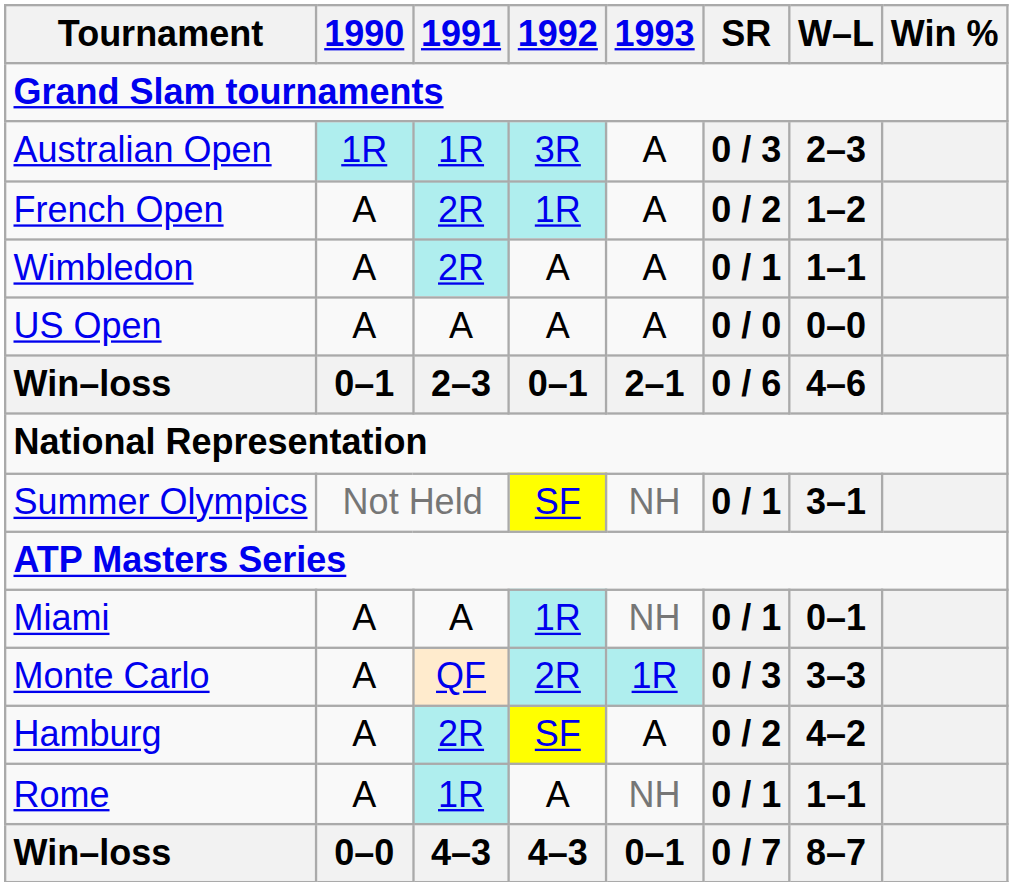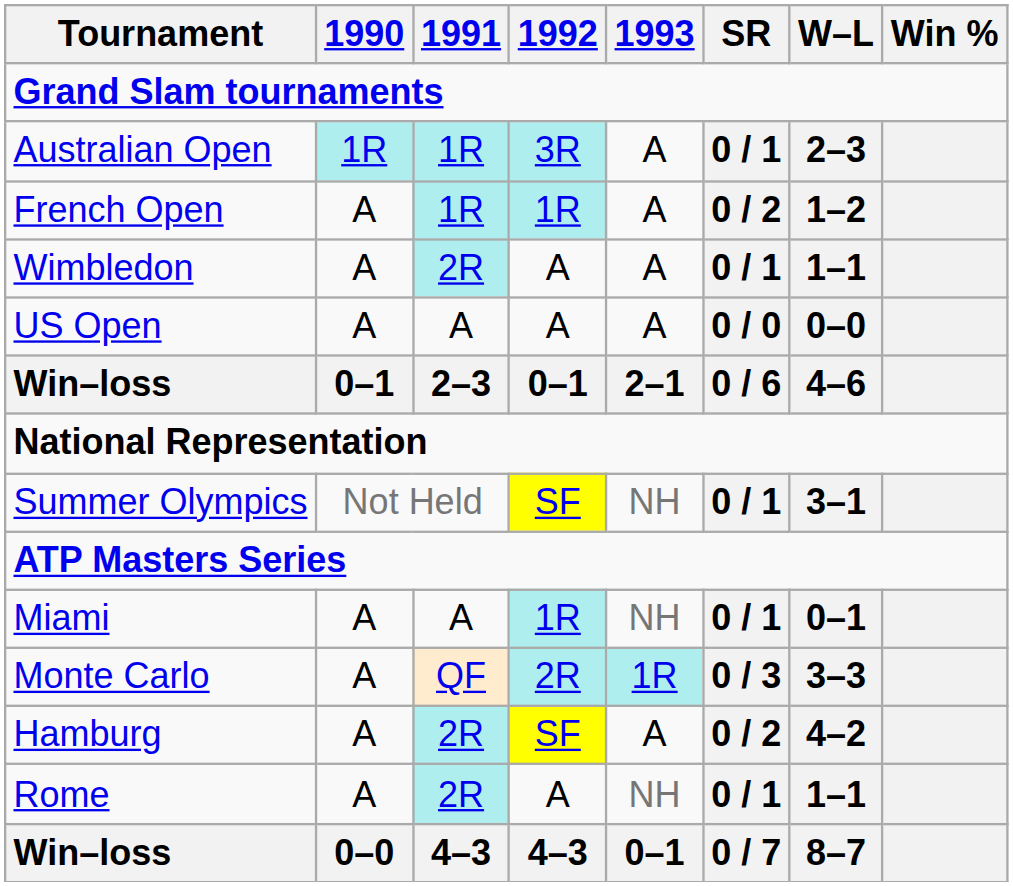(746, 150) 0 / 3 -> (746, 150) 0 / 1
(461, 208) 2R -> (461, 208) 1R
(461, 792) 1R -> (461, 792) 2R
